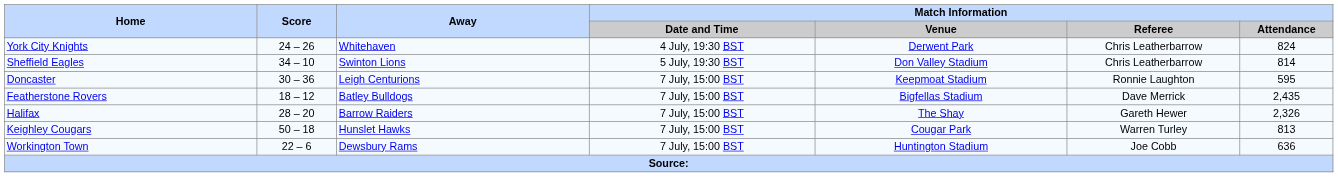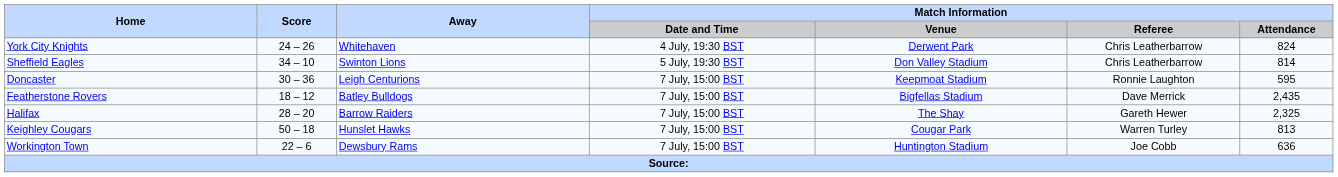(1286, 113) 2,326 -> (1286, 113) 2,325
